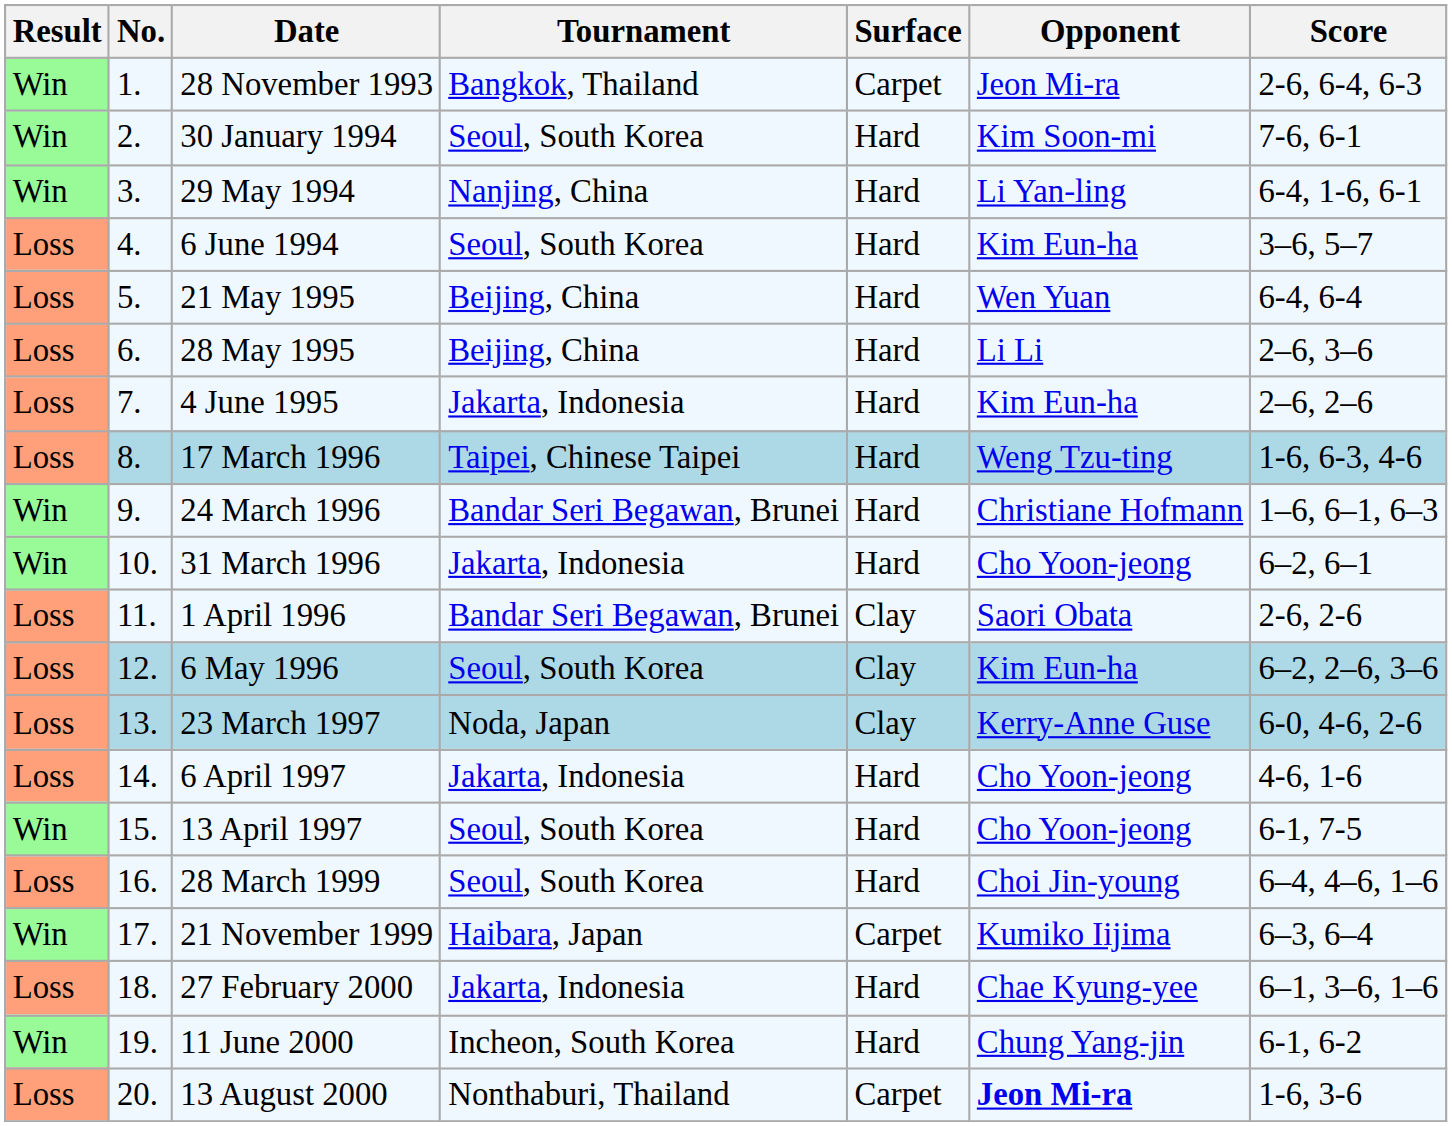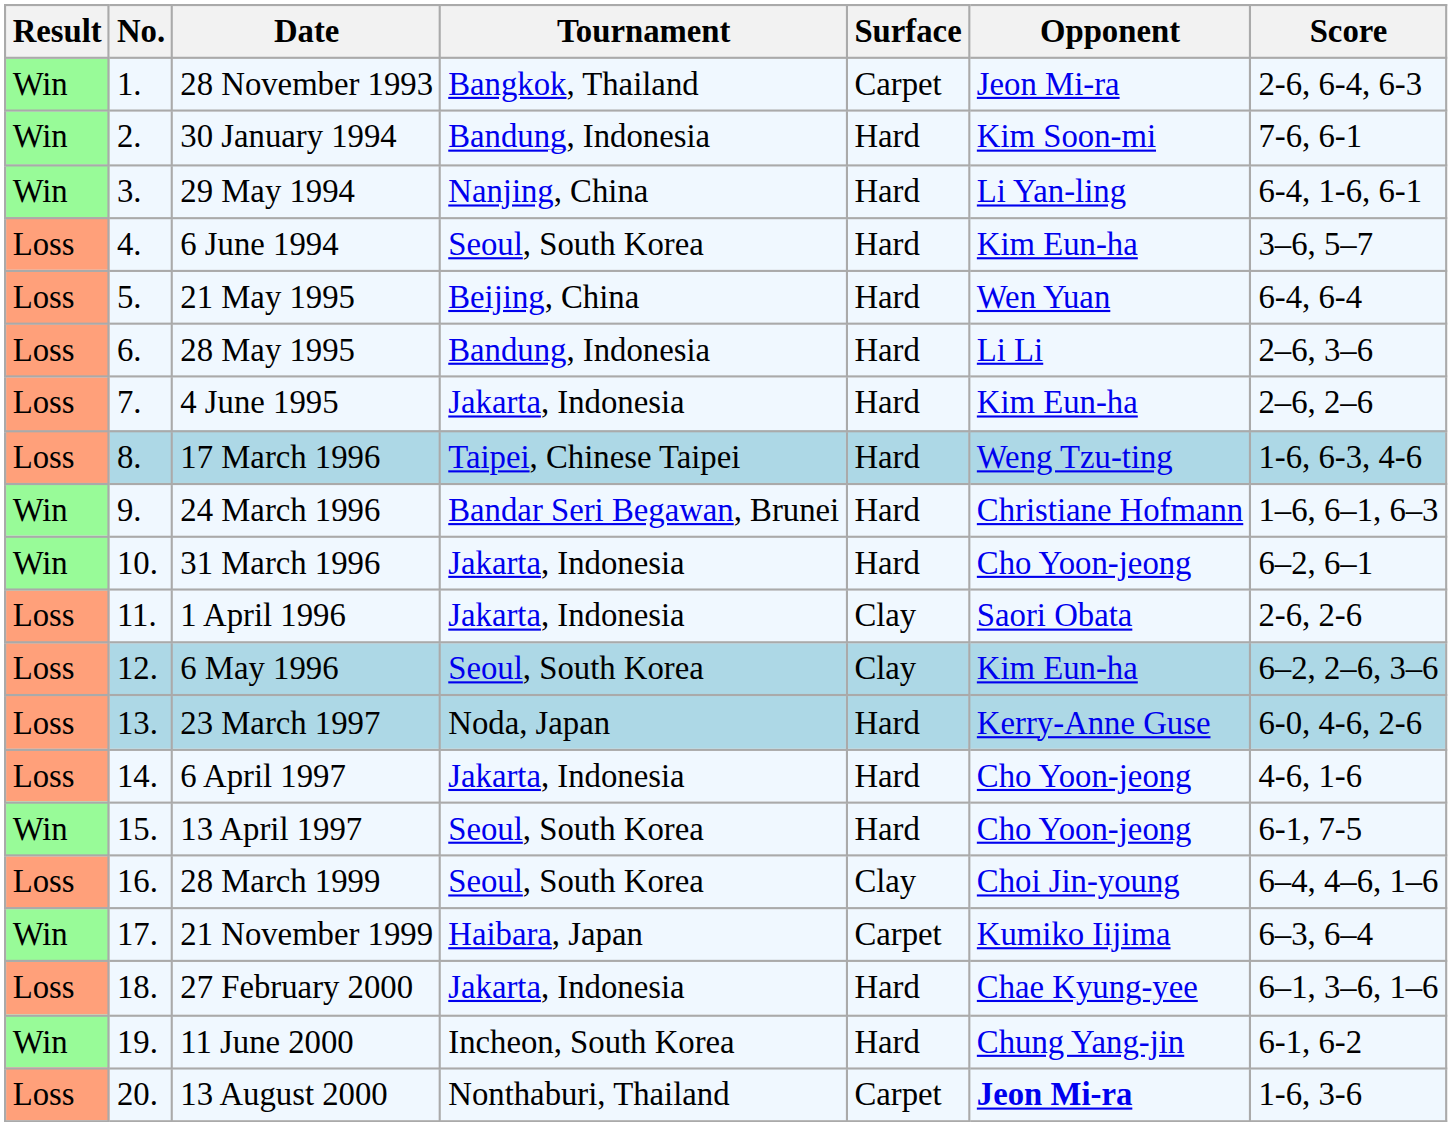(576, 136) Seoul, South Korea -> (579, 136) Bandung, Indonesia
(544, 349) Beijing, China -> (579, 349) Bandung, Indonesia
(644, 615) Bandar Seri Begawan, Brunei -> (566, 615) Jakarta, Indonesia
(885, 721) Clay -> (887, 721) Hard
(887, 880) Hard -> (885, 880) Clay
